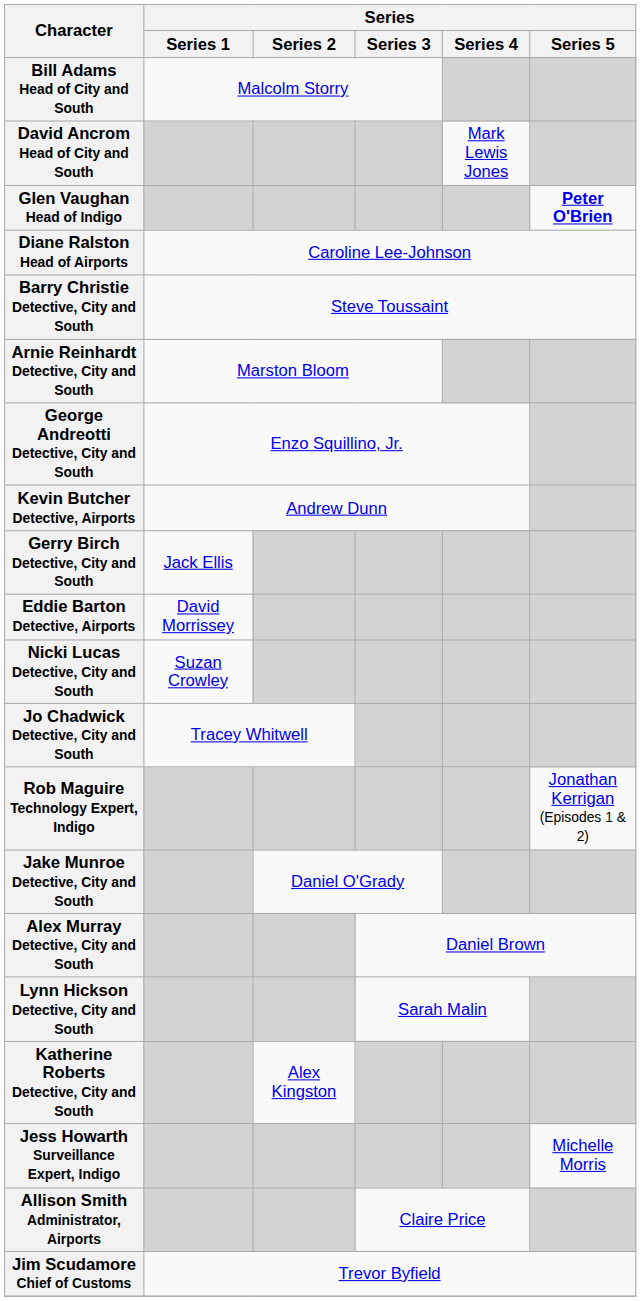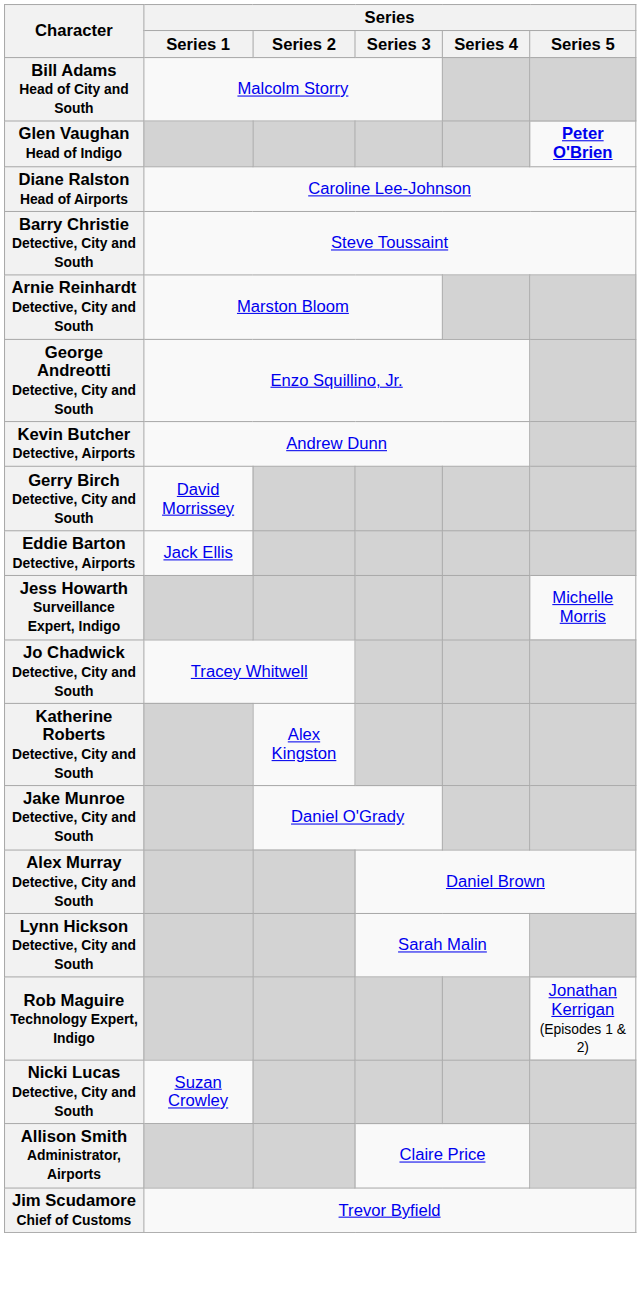- row: (74, 153)
(198, 562) Jack Ellis -> (198, 498) David Morrissey
(198, 616) David Morrissey -> (198, 553) Jack Ellis
rows swapped: (74, 671) <-> (74, 1155)
rows swapped: (74, 1082) <-> (74, 808)
